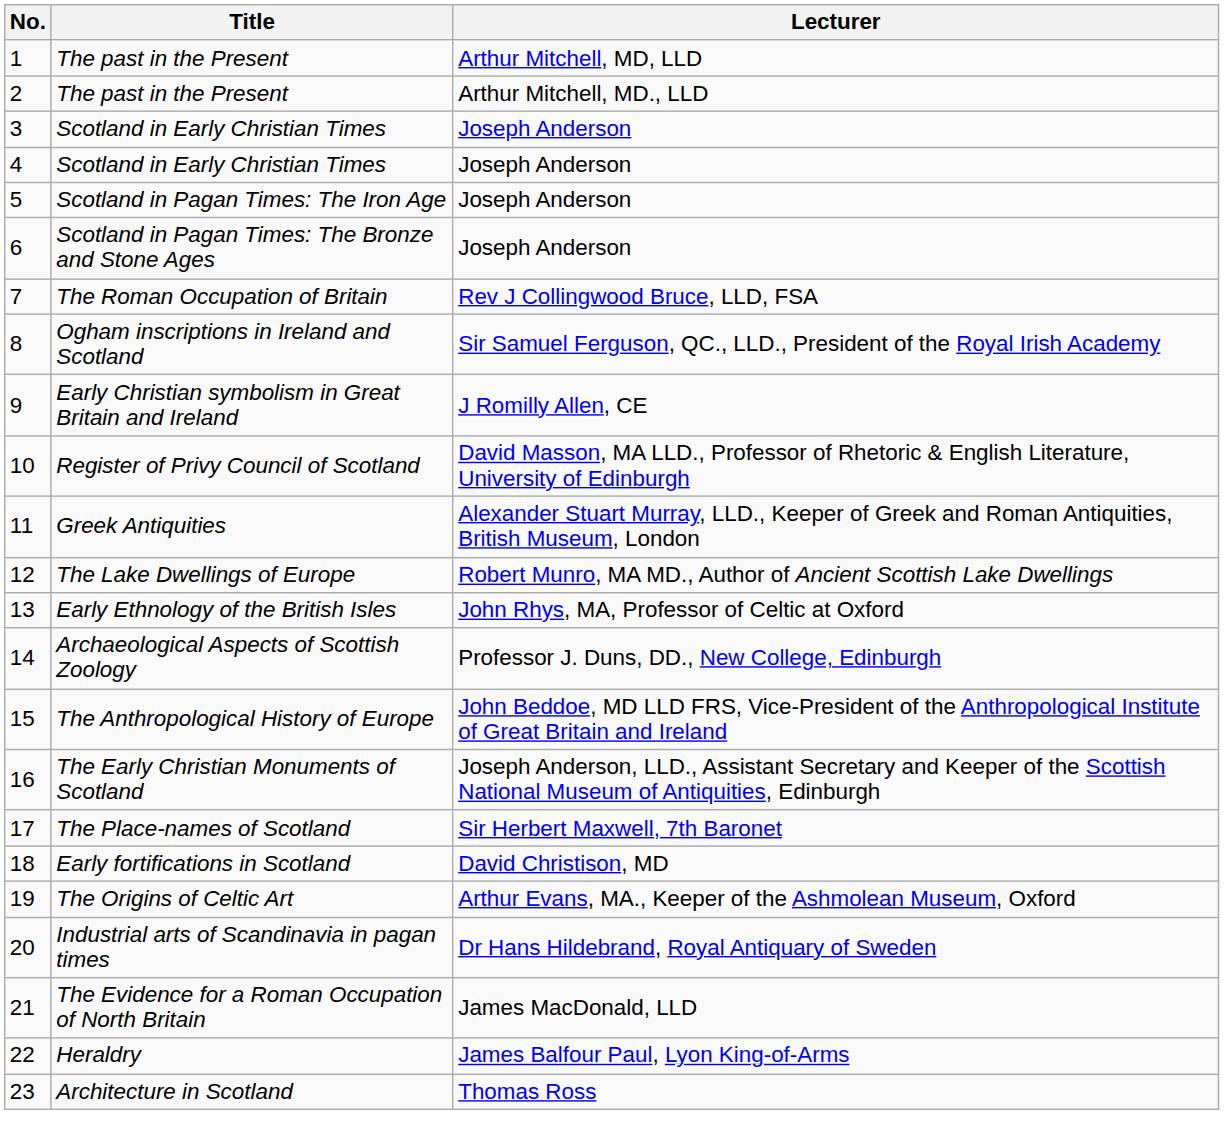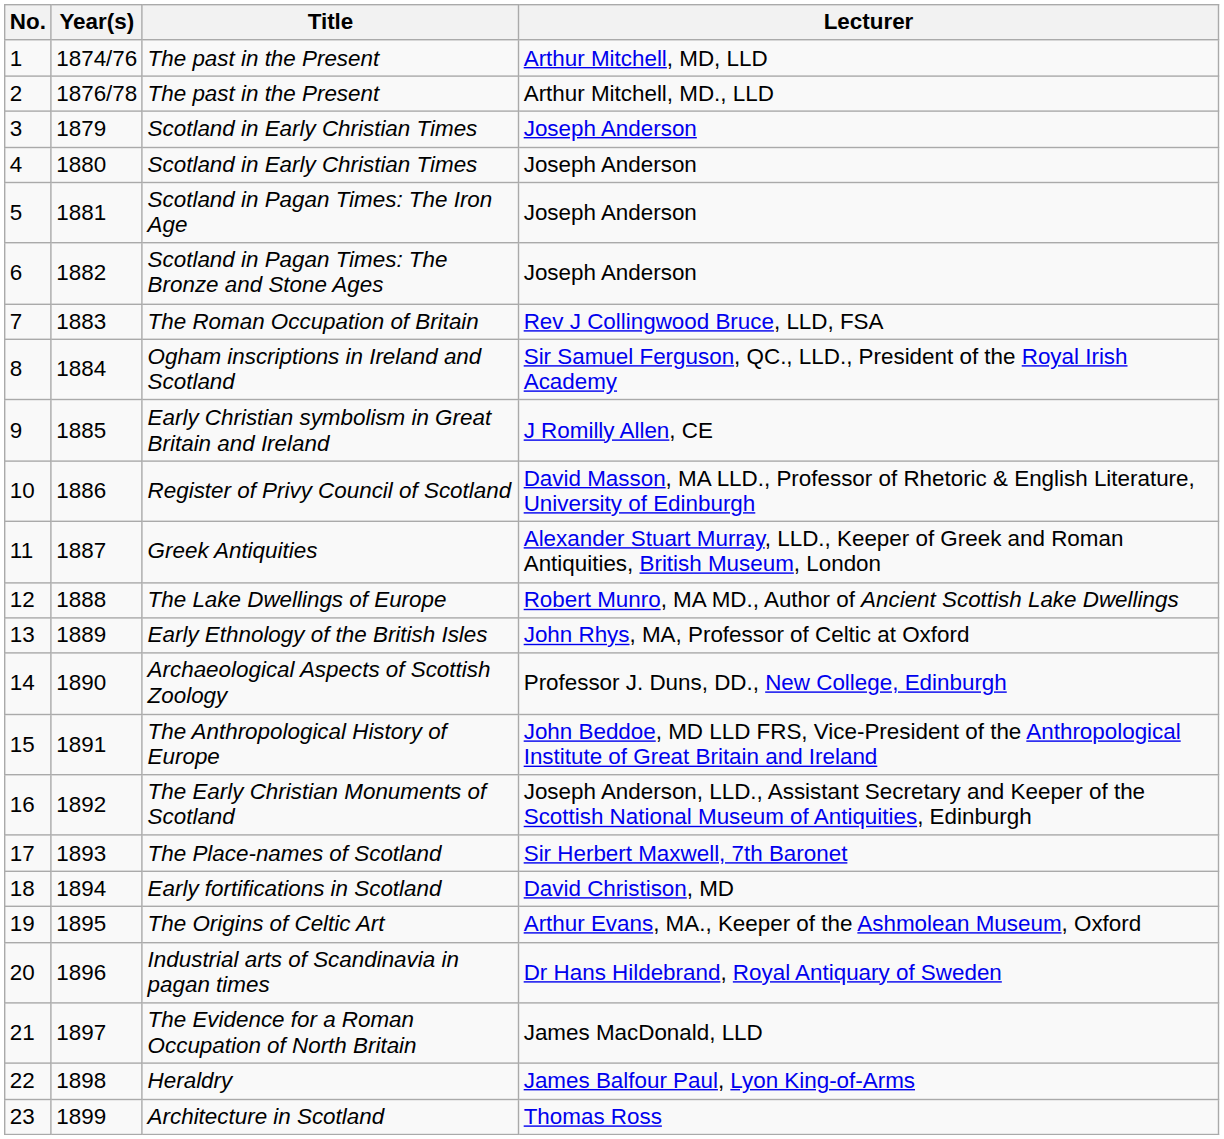+ column: (97, 22)
